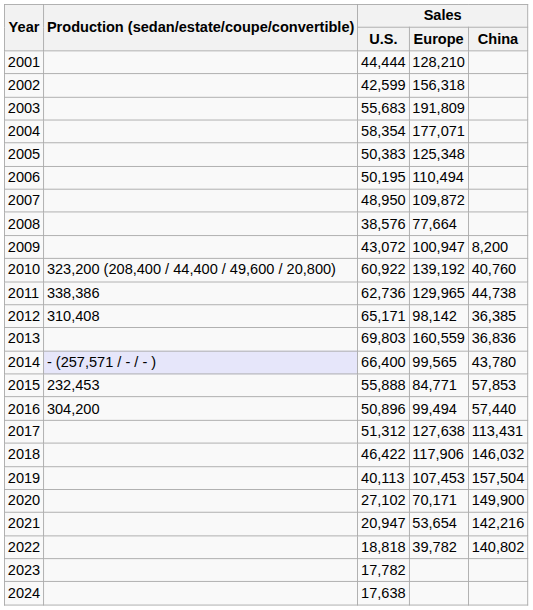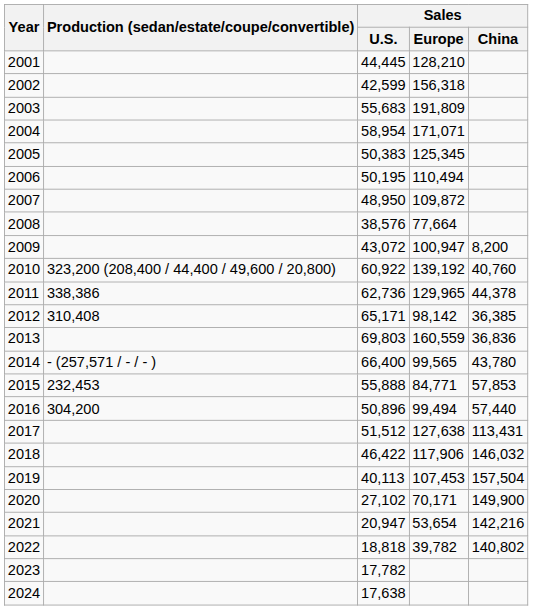(383, 62) 44,444 -> (383, 62) 44,445
(383, 131) 58,354 -> (383, 131) 58,954
(439, 131) 177,071 -> (439, 131) 171,071
(439, 154) 125,348 -> (439, 154) 125,345
(494, 293) 44,738 -> (494, 293) 44,378
(102, 362) lavender background -> (102, 362) no background
(383, 431) 51,312 -> (383, 431) 51,512
